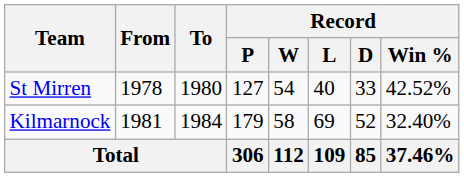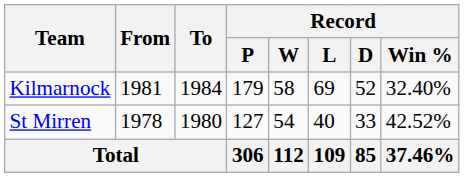rows swapped: (50, 88) <-> (60, 121)
